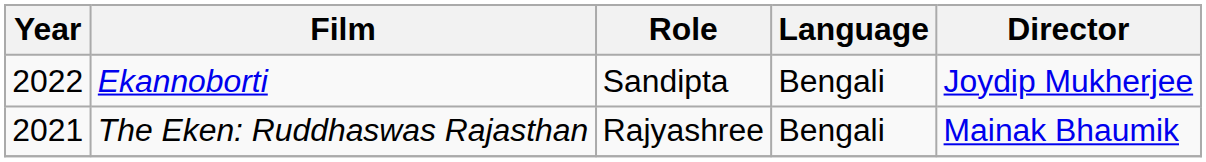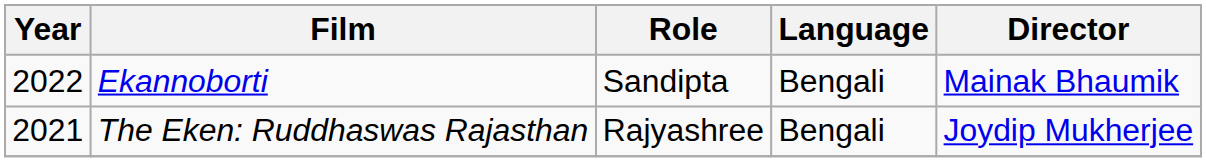(1068, 80) Joydip Mukherjee -> (1061, 80) Mainak Bhaumik
(1061, 130) Mainak Bhaumik -> (1068, 130) Joydip Mukherjee
